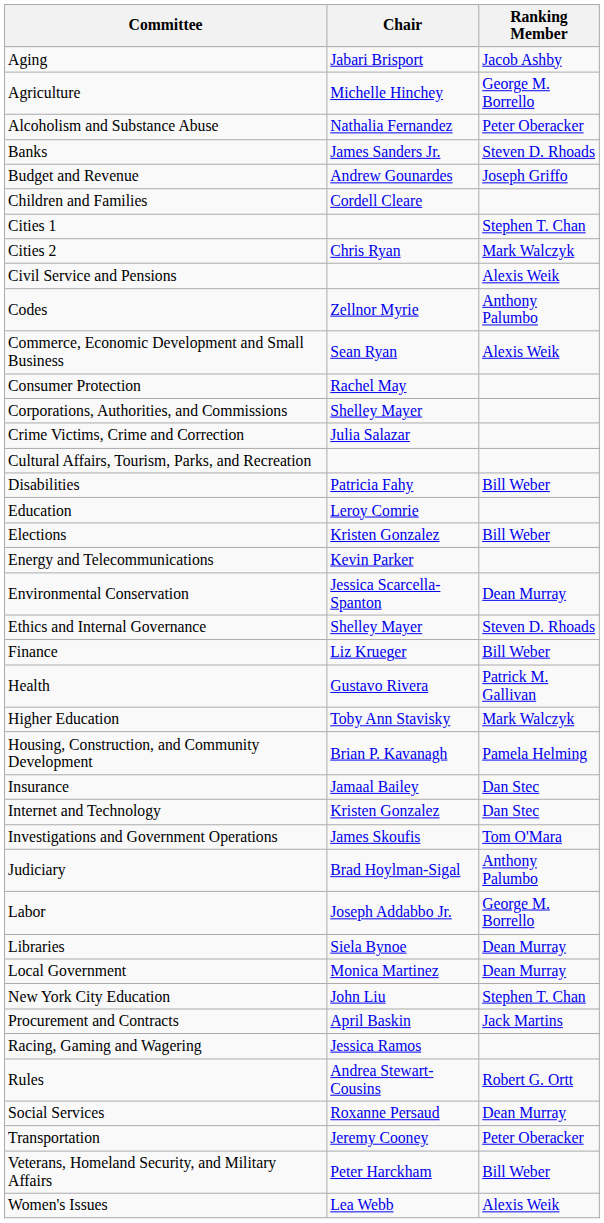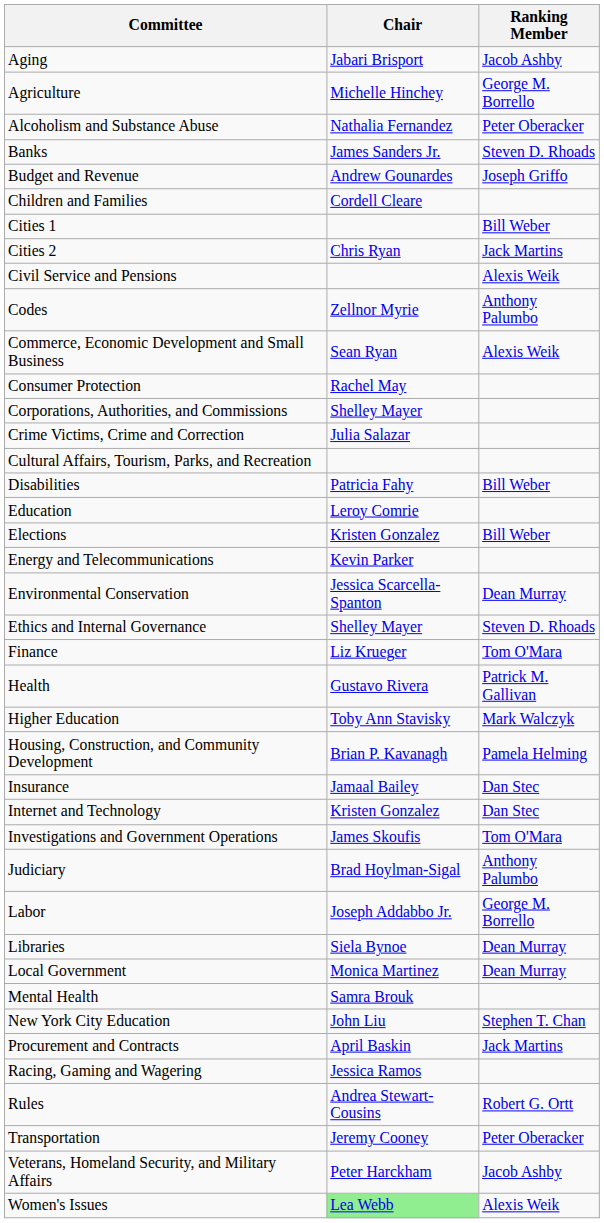(534, 226) Stephen T. Chan -> (516, 226) Bill Weber
(528, 251) Mark Walczyk -> (522, 251) Jack Martins
(516, 652) Bill Weber -> (522, 652) Tom O'Mara
+ row: (53, 996)
- row: (56, 1113)
(516, 1171) Bill Weber -> (522, 1171) Jacob Ashby
(362, 1205) no background -> (362, 1205) lightgreen background
